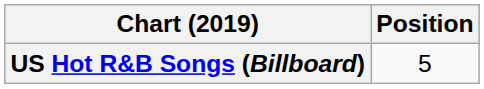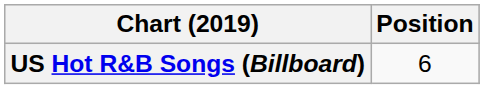(425, 63) 5 -> (425, 63) 6
